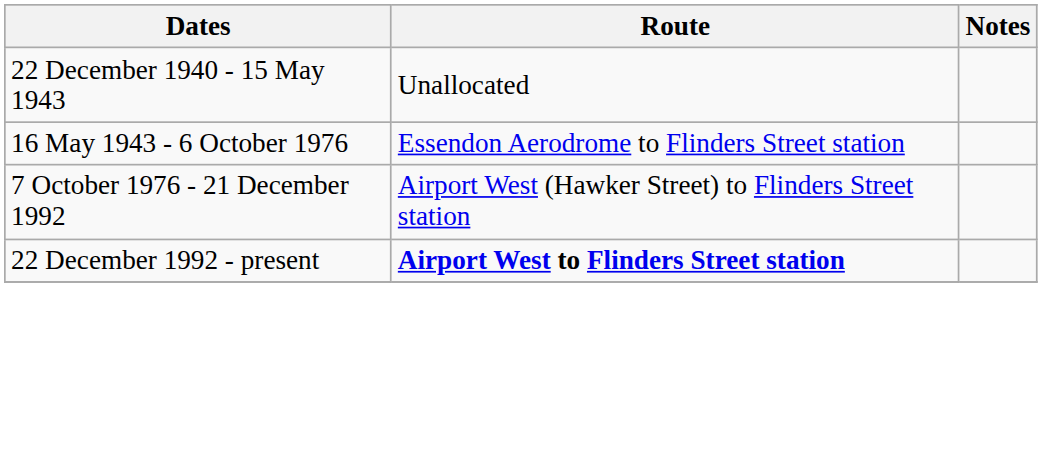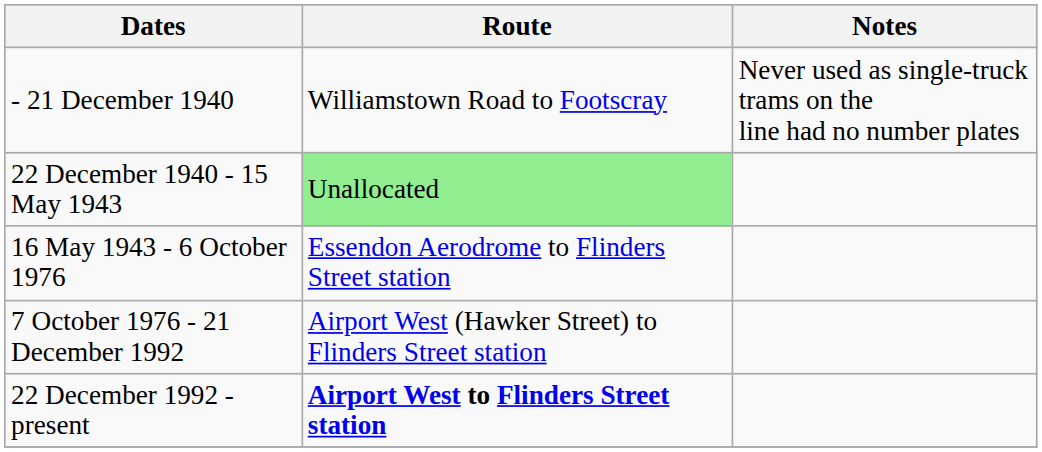+ row: (123, 99)
(464, 84) no background -> (373, 188) lightgreen background
